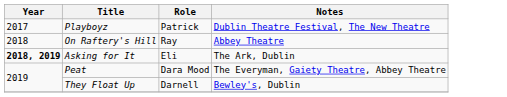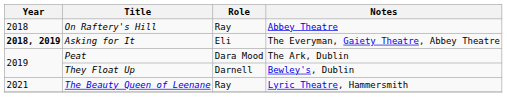- row: (86, 26)
(254, 56) The Ark, Dublin -> (384, 41) The Everyman, Gaiety Theatre, Abbey Theatre
(330, 70) The Everyman, Gaiety Theatre, Abbey Theatre -> (308, 56) The Ark, Dublin
+ row: (138, 85)
